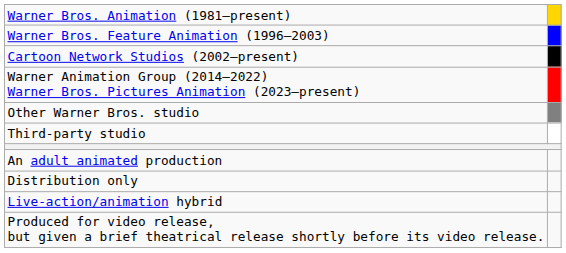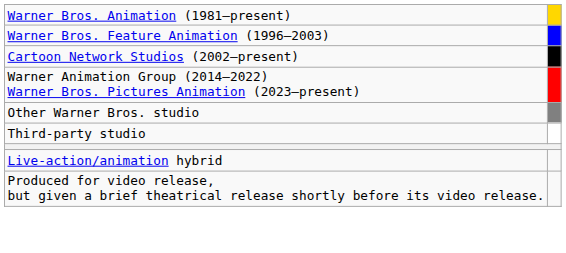- row: (115, 160)
- row: (73, 181)
